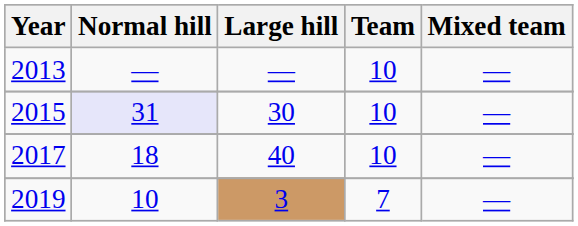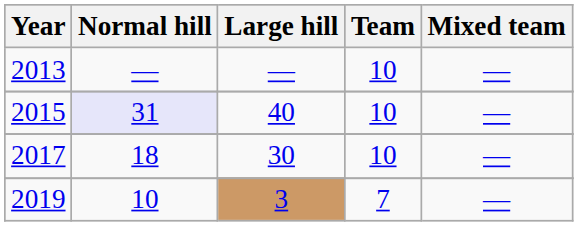(281, 112) 30 -> (281, 112) 40
(281, 155) 40 -> (281, 155) 30
